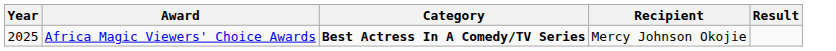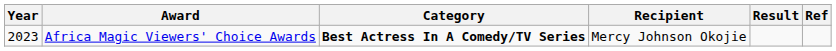+ column: (817, 15)
(23, 36) 2025 -> (23, 36) 2023
